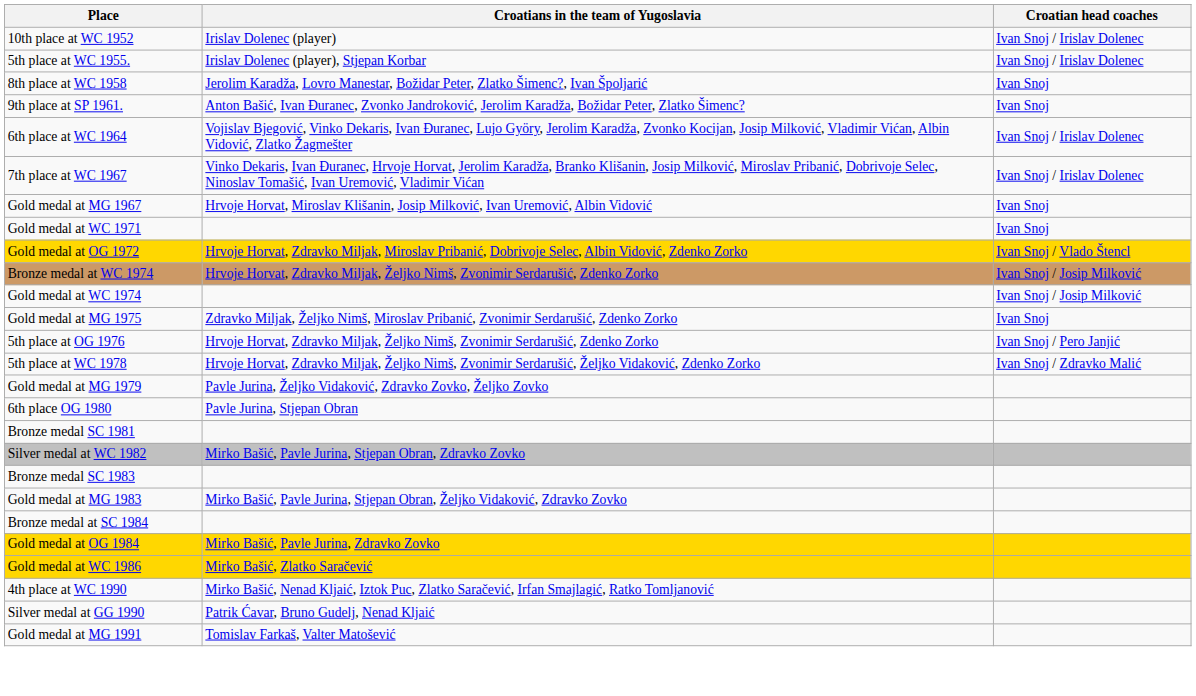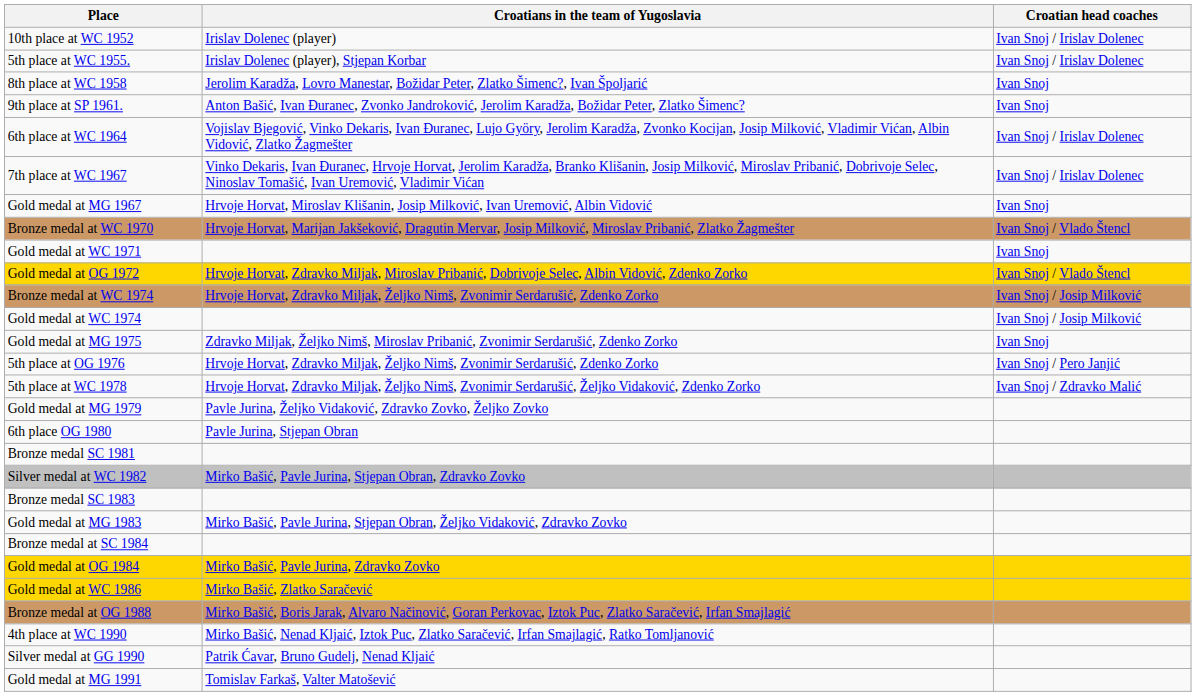+ row: (80, 228)
+ row: (79, 612)
